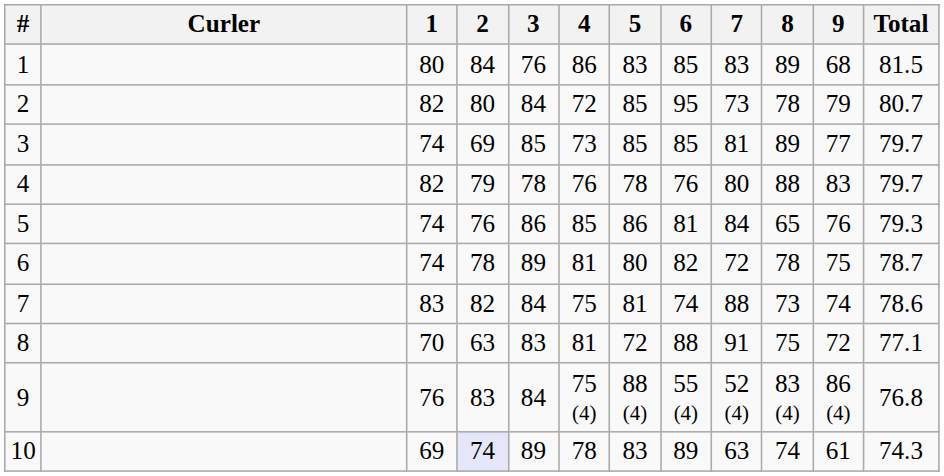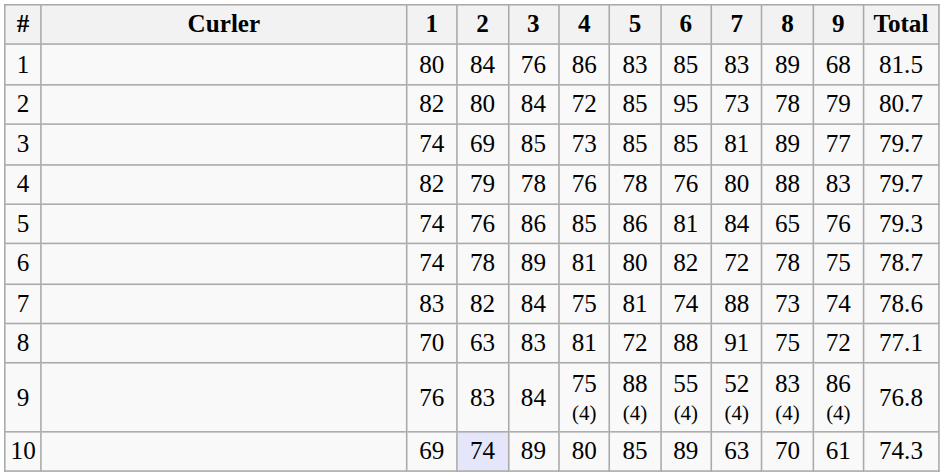(584, 451) 78 -> (584, 451) 80
(635, 451) 83 -> (635, 451) 85
(788, 451) 74 -> (788, 451) 70
